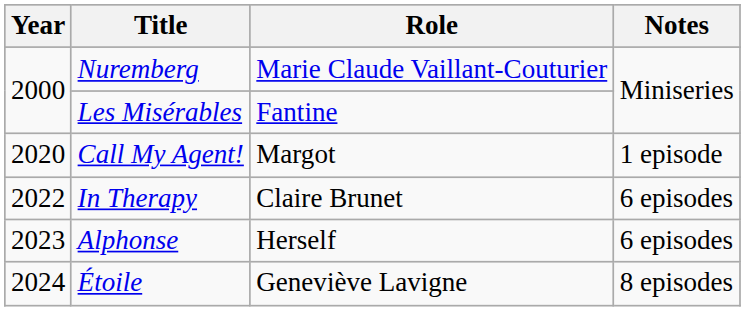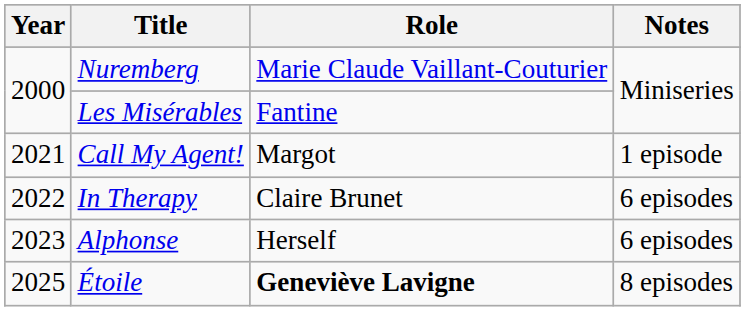(38, 154) 2020 -> (38, 154) 2021
(38, 283) 2024 -> (38, 283) 2025
(362, 283) normal -> (366, 283) bold
